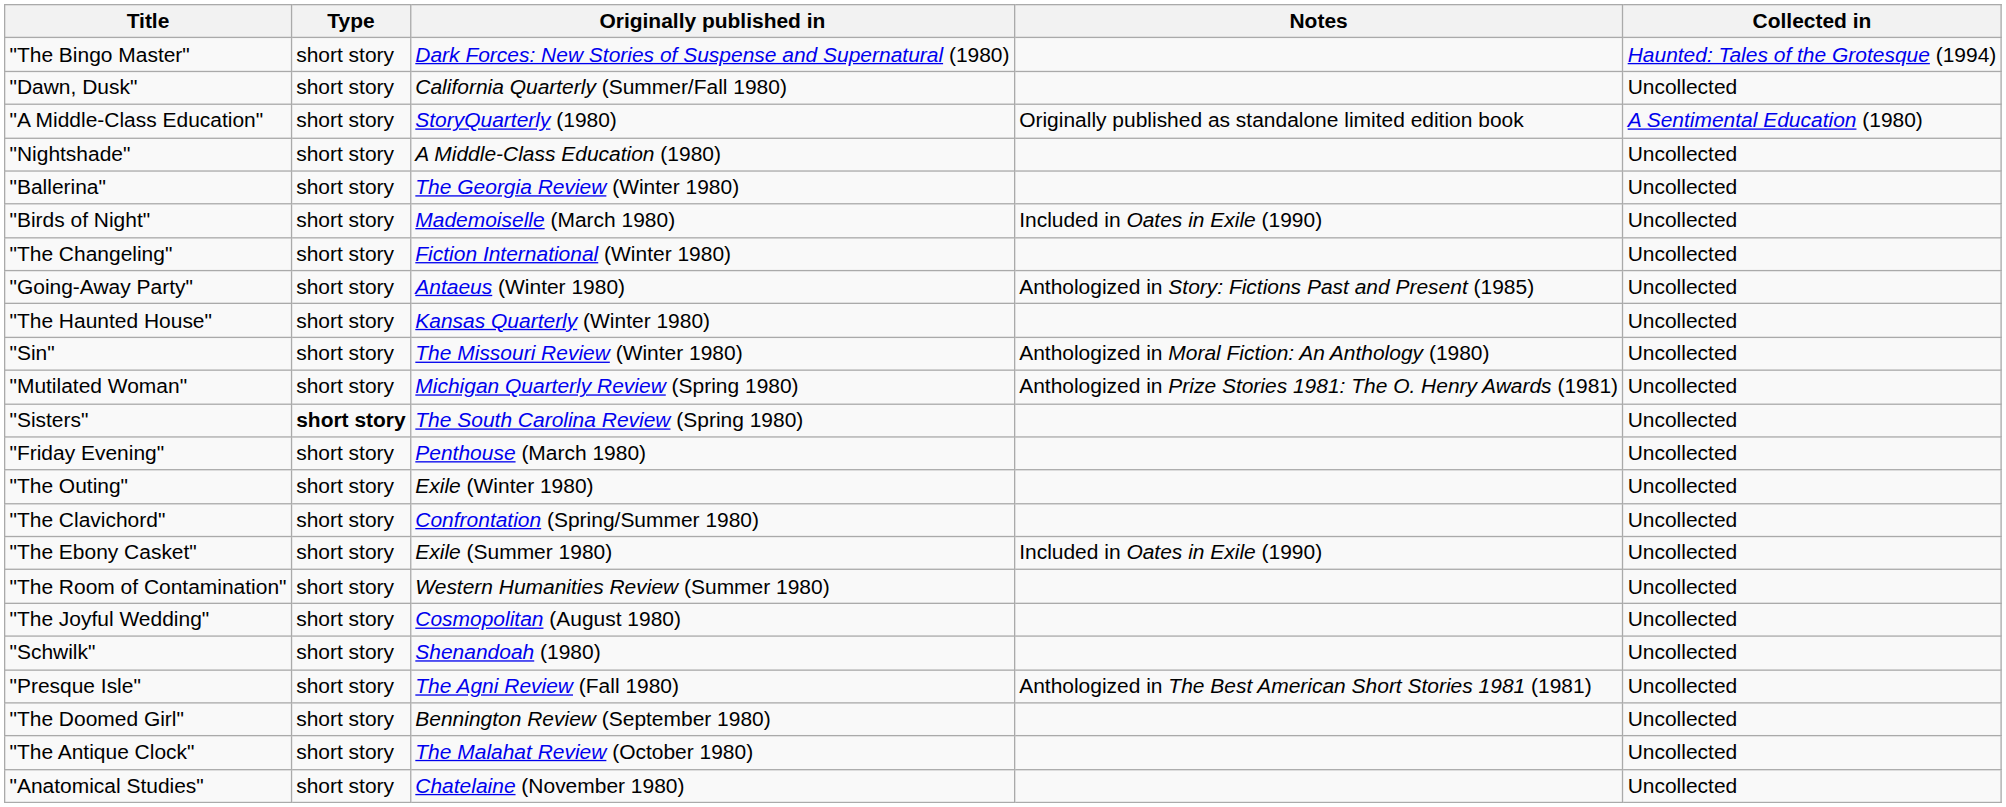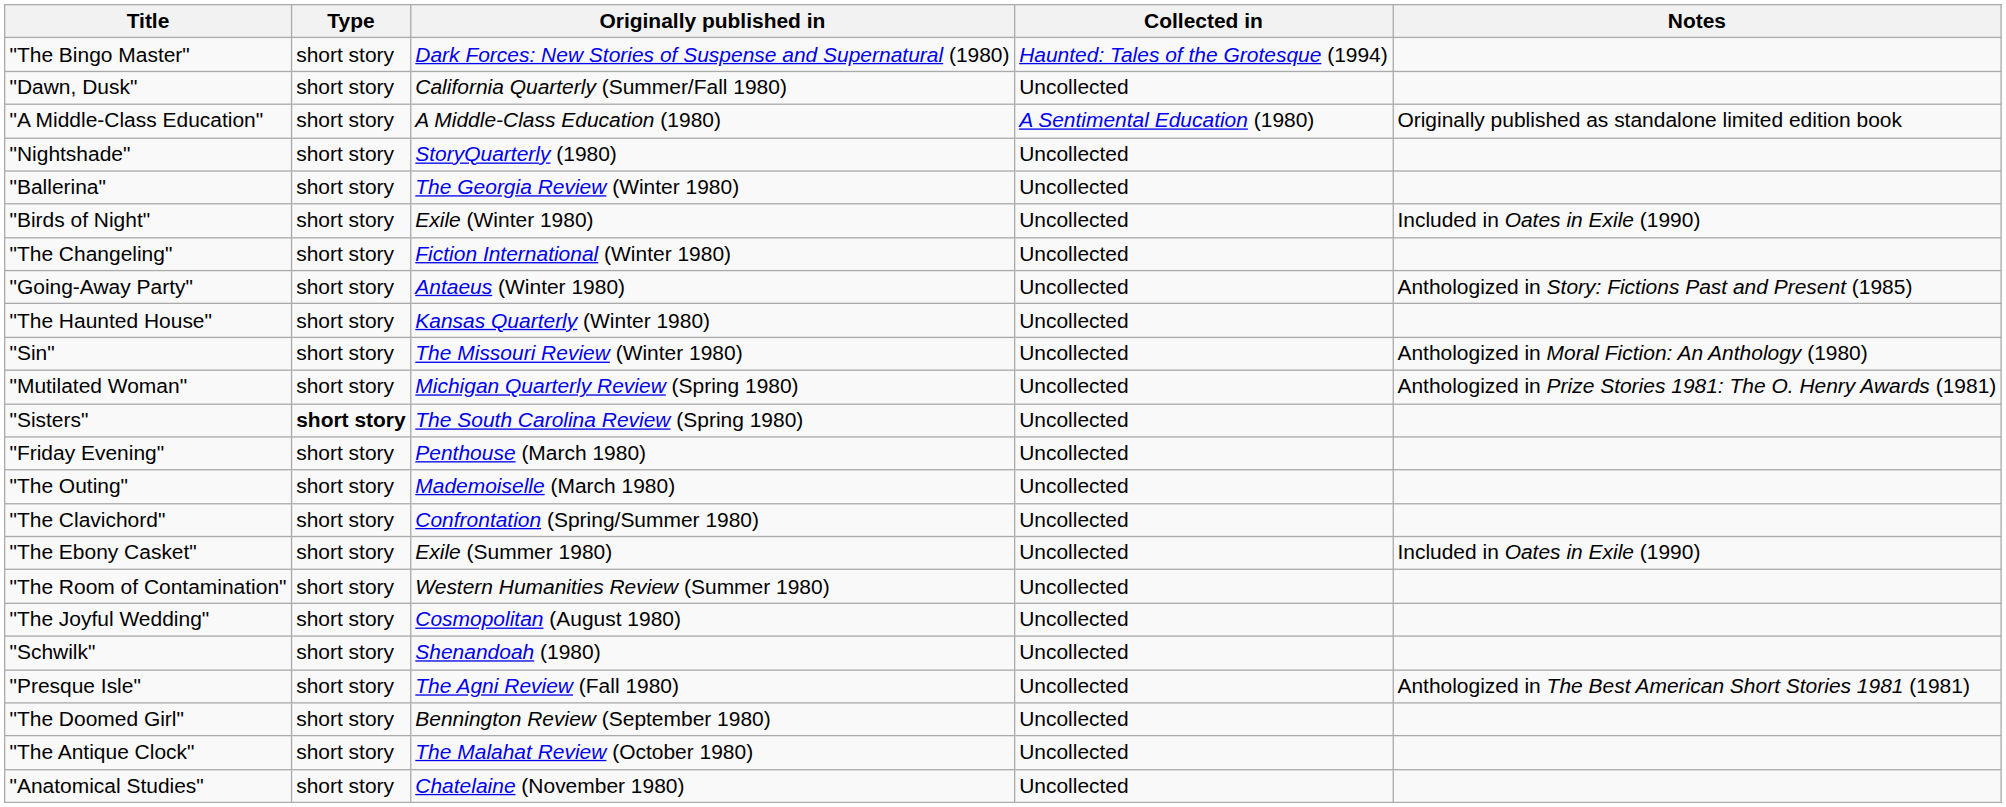columns swapped: (1812, 21) <-> (1319, 21)
(516, 120) StoryQuarterly (1980) -> (568, 120) A Middle-Class Education (1980)
(568, 154) A Middle-Class Education (1980) -> (516, 154) StoryQuarterly (1980)
(545, 220) Mademoiselle (March 1980) -> (504, 220) Exile (Winter 1980)
(504, 486) Exile (Winter 1980) -> (545, 486) Mademoiselle (March 1980)
